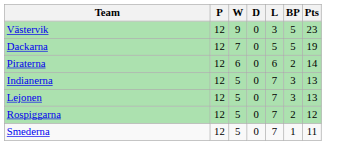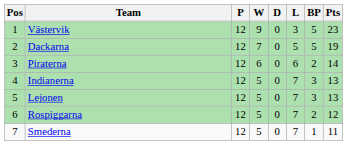+ column: (15, 13)
